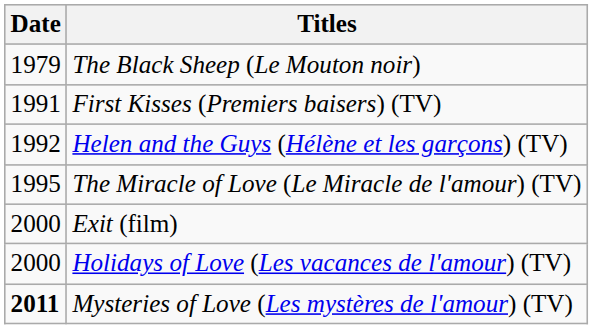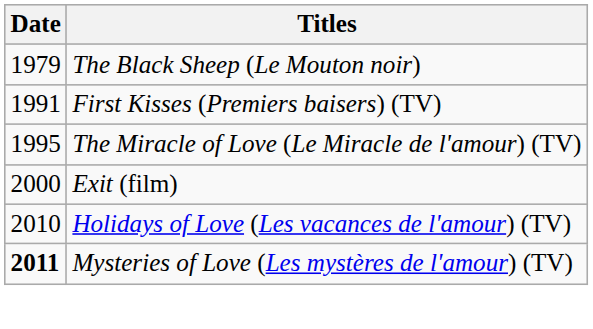- row: (320, 143)
(36, 263) 2000 -> (36, 223) 2010
